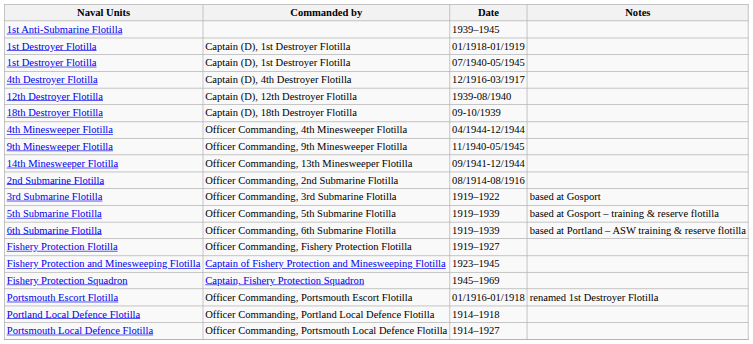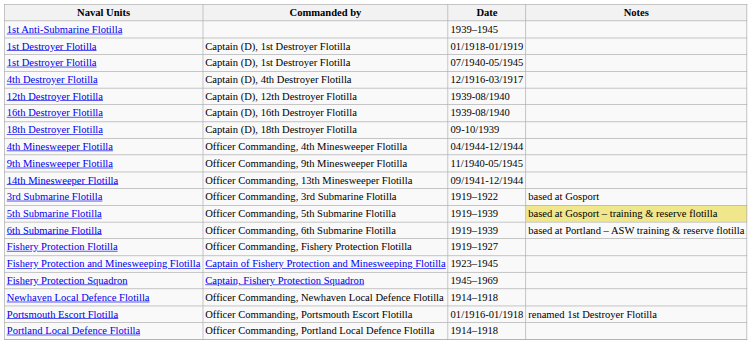+ row: (55, 113)
- row: (55, 180)
(624, 213) no background -> (623, 213) khaki background
+ row: (78, 297)
- row: (80, 331)
